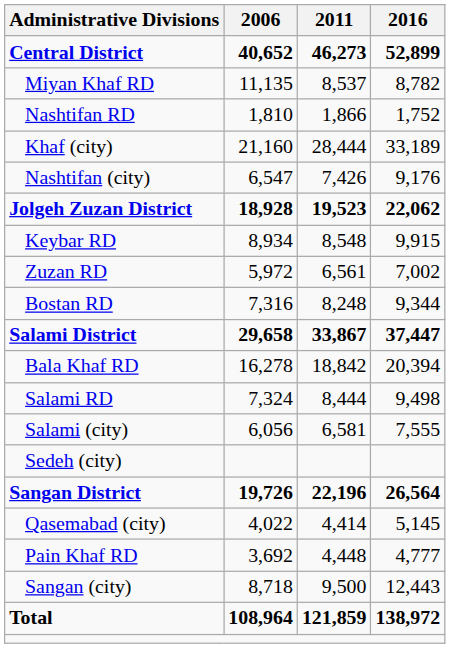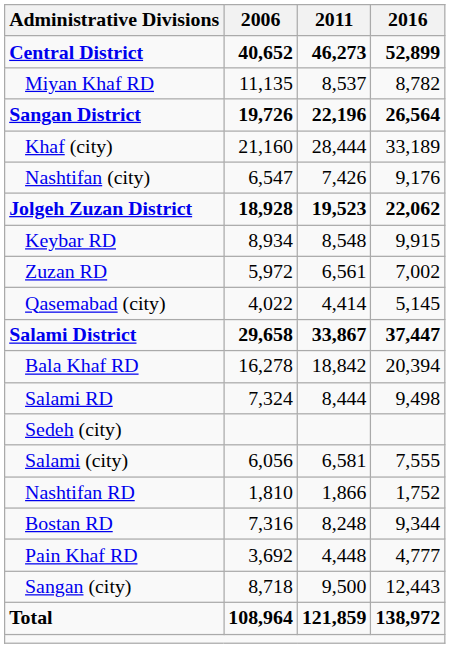rows swapped: (80, 114) <-> (75, 492)
rows swapped: (95, 523) <-> (69, 303)
rows swapped: (77, 429) <-> (73, 460)
